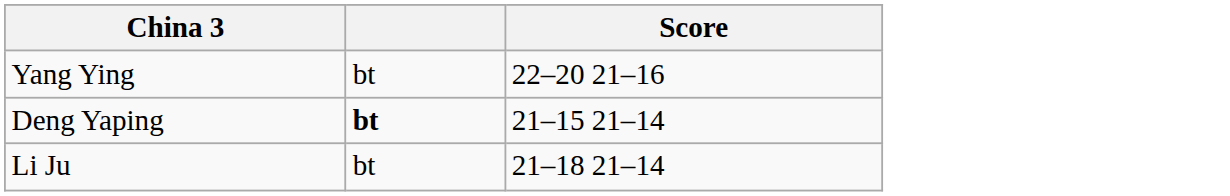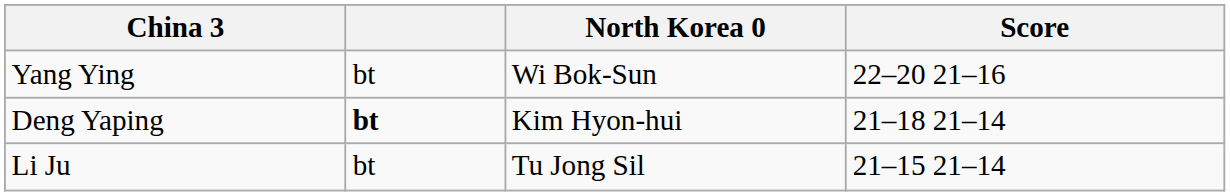+ column: (675, 27)
(588, 119) 21–15 21–14 -> (929, 119) 21–18 21–14
(588, 166) 21–18 21–14 -> (929, 166) 21–15 21–14
